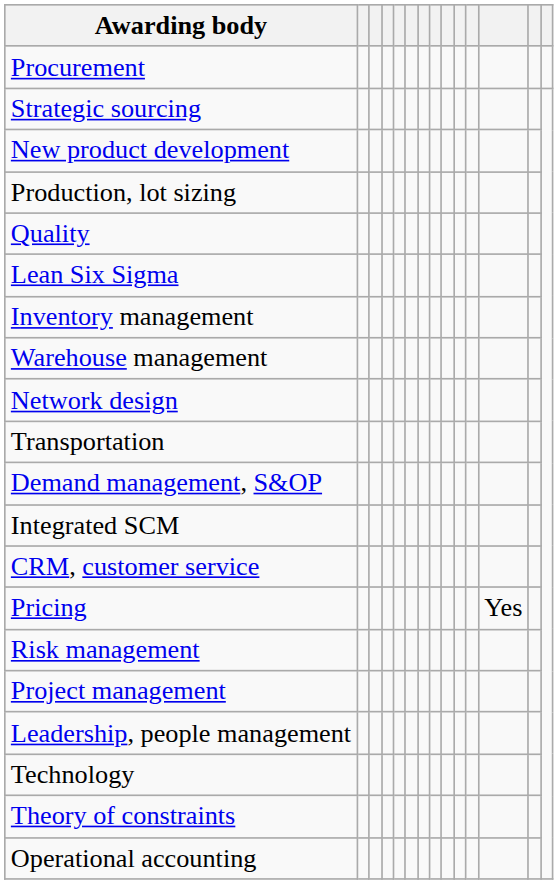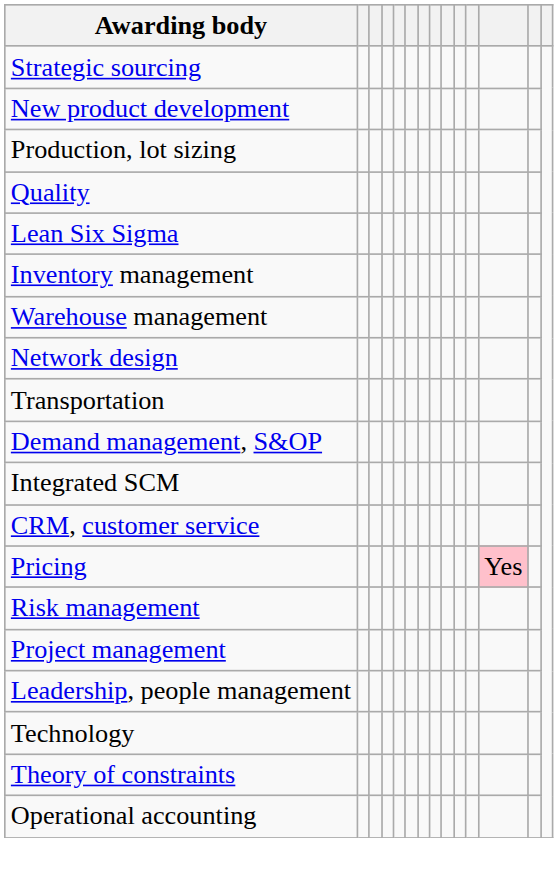- row: (78, 66)
(503, 607) no background -> (503, 566) pink background
